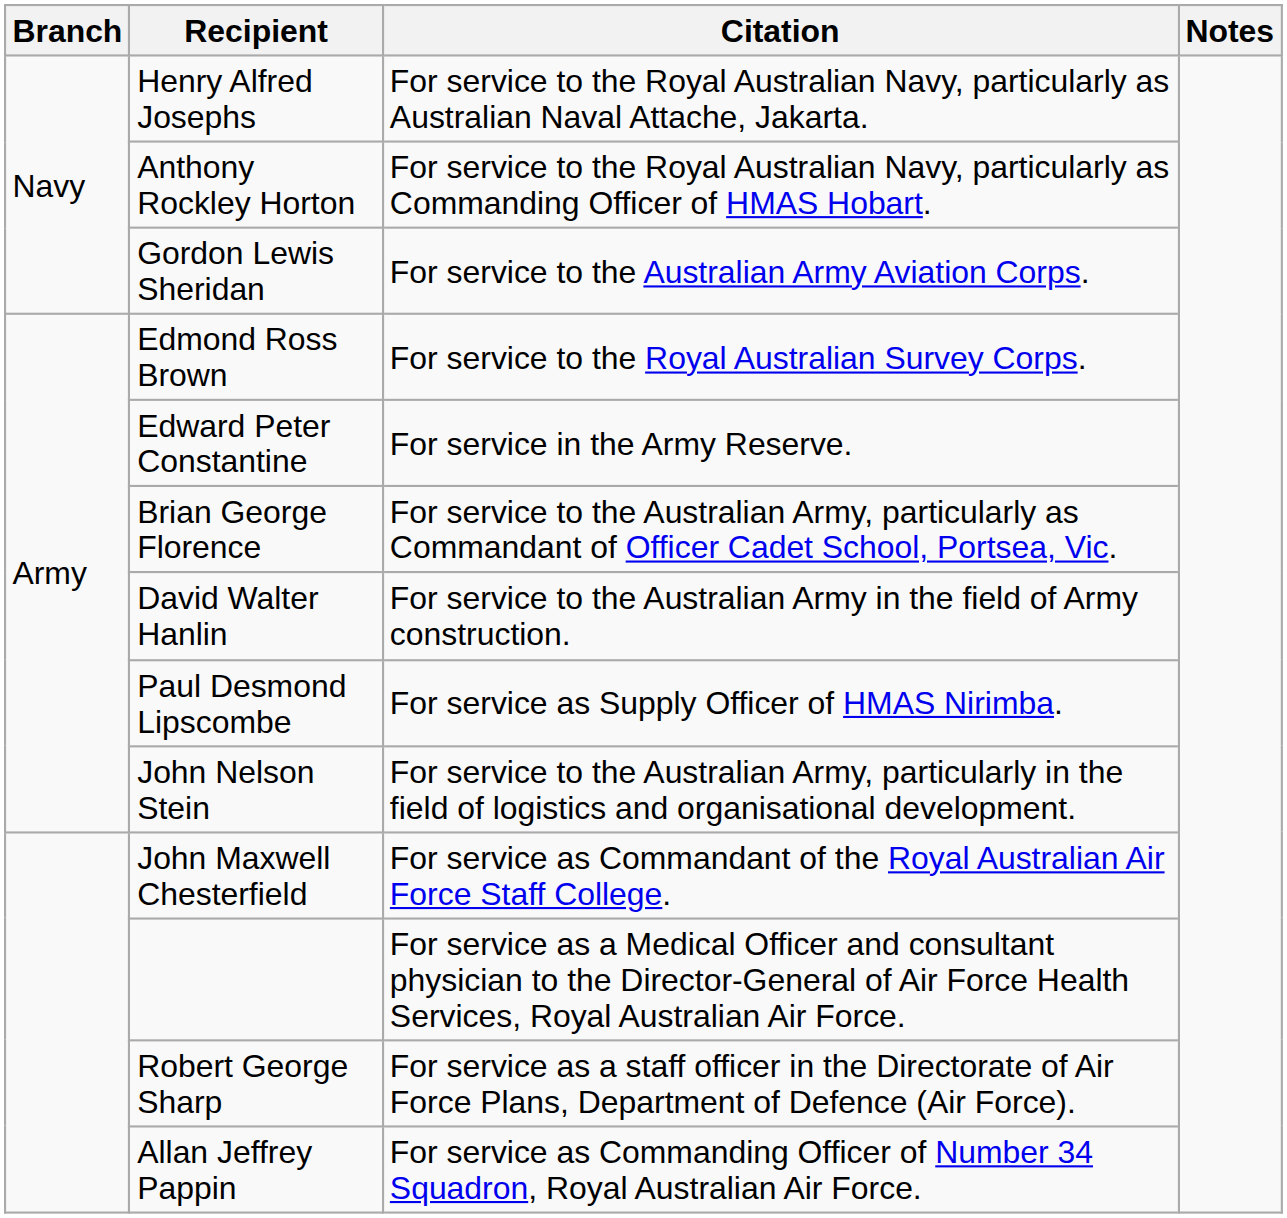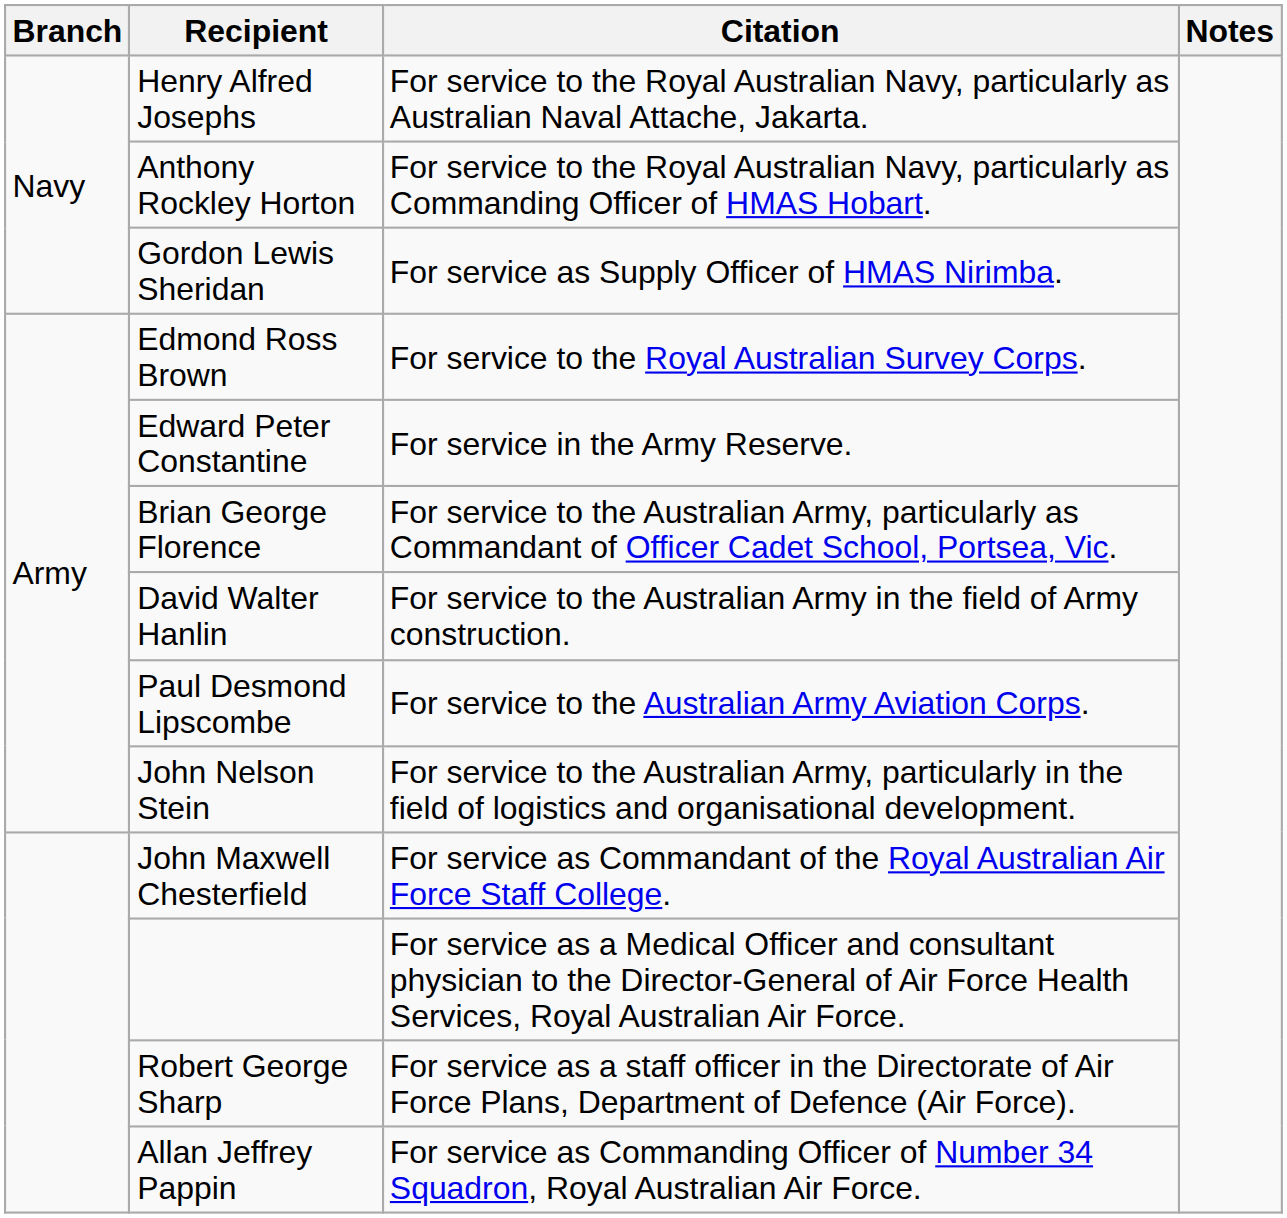(740, 271) For service to the Australian Army Aviation Corps. -> (726, 271) For service as Supply Officer of HMAS Nirimba.
(726, 703) For service as Supply Officer of HMAS Nirimba. -> (740, 703) For service to the Australian Army Aviation Corps.
